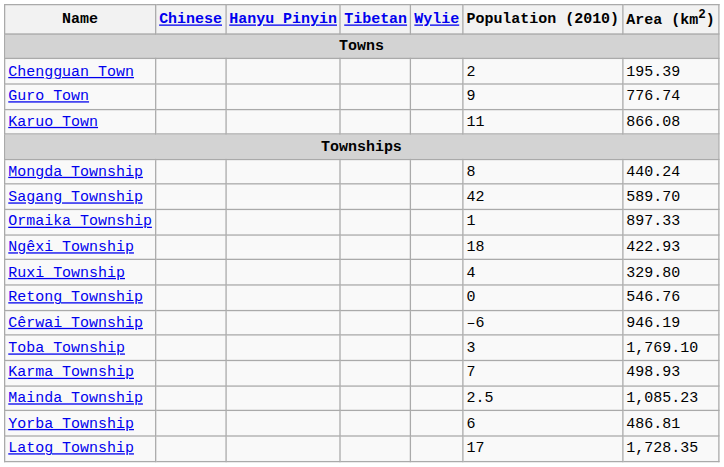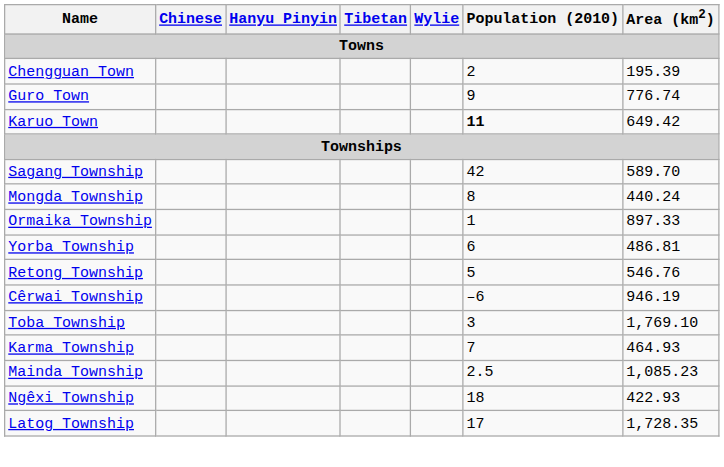(475, 121) normal -> (475, 121) bold
(653, 121) 866.08 -> (653, 121) 649.42
rows swapped: (76, 172) <-> (76, 197)
rows swapped: (71, 247) <-> (71, 423)
- row: (67, 272)
(471, 297) 0 -> (471, 272) 5
(653, 373) 498.93 -> (653, 348) 464.93
